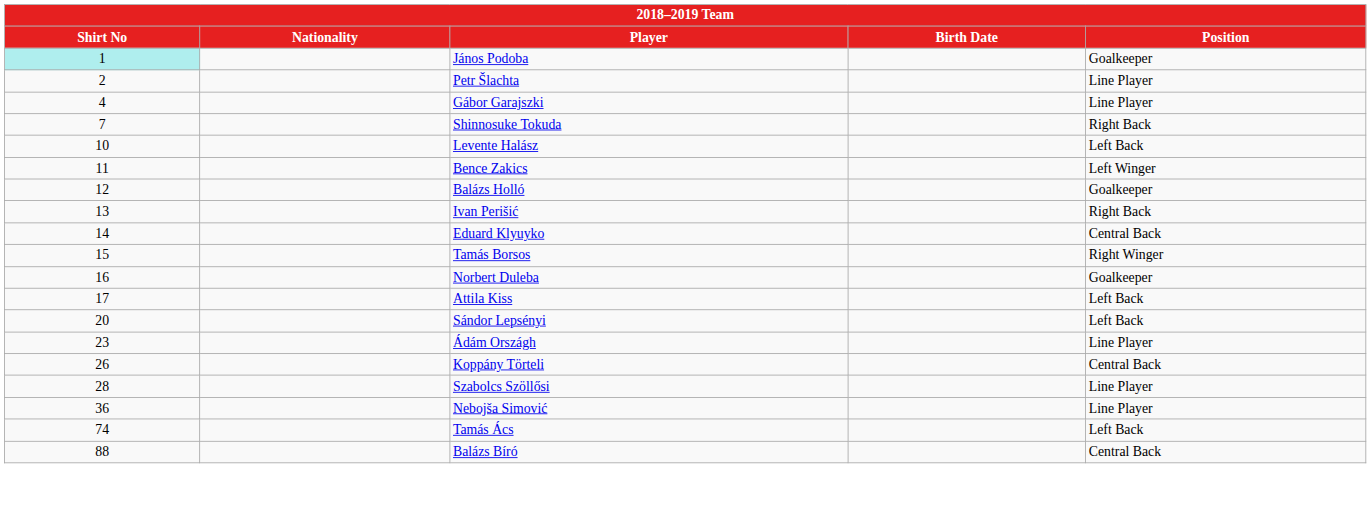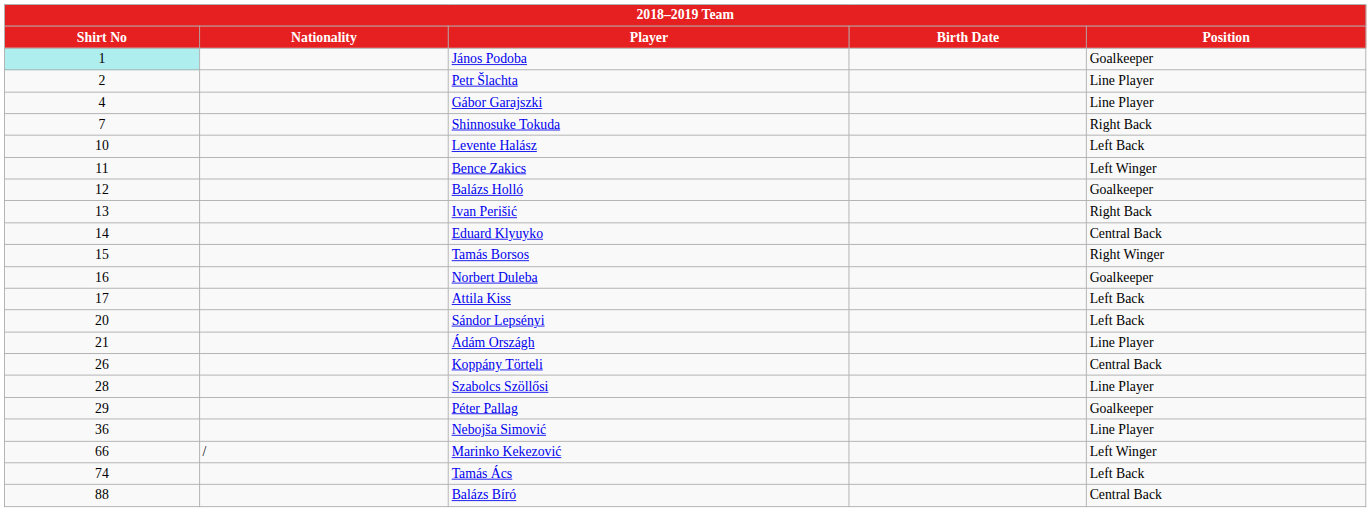(102, 342) 23 -> (102, 342) 21
+ row: (485, 408)
+ row: (507, 451)
